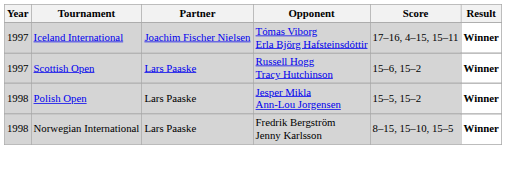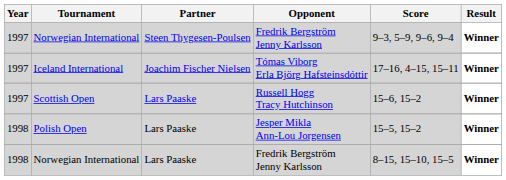+ row: (86, 37)
